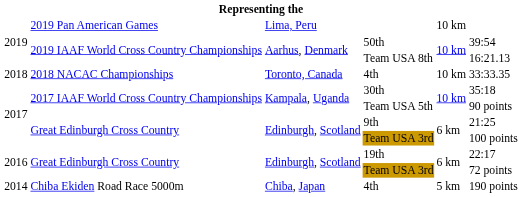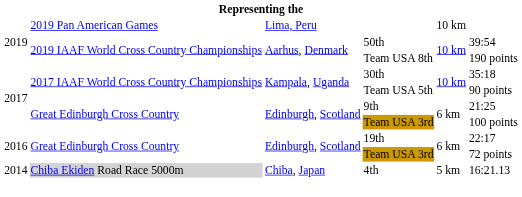(490, 58) 16:21.13 -> (493, 58) 190 points
- row: (16, 74)
(107, 186) no background -> (107, 170) lightgrey background
(493, 186) 190 points -> (490, 170) 16:21.13
